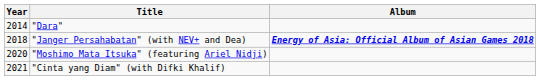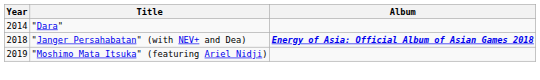(17, 54) 2020 -> (17, 54) 2019
- row: (129, 68)
